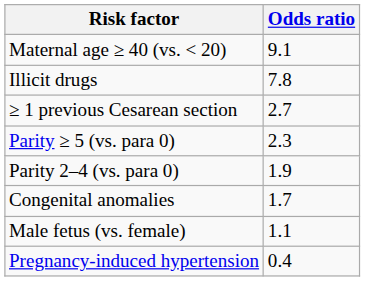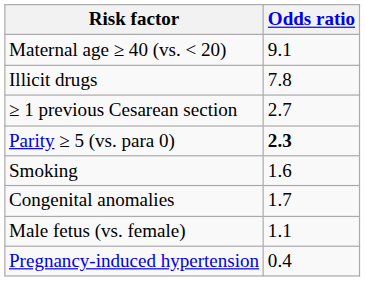(280, 140) normal -> (280, 140) bold
- row: (94, 170)
+ row: (43, 170)
